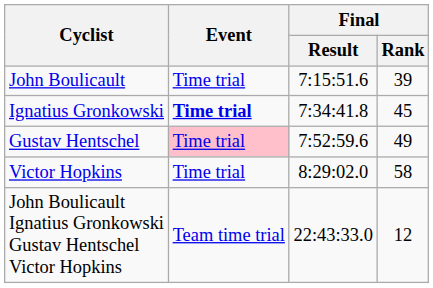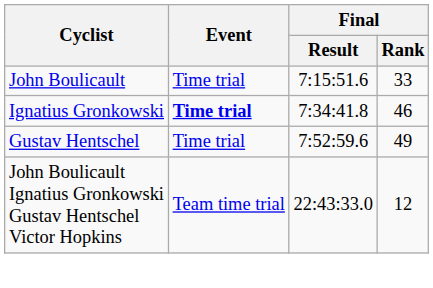(403, 80) 39 -> (403, 80) 33
(403, 111) 45 -> (403, 111) 46
(209, 141) pink background -> (209, 141) no background
- row: (65, 172)
